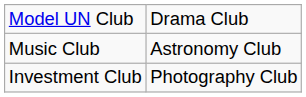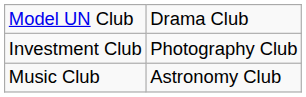rows swapped: (54, 48) <-> (75, 77)
